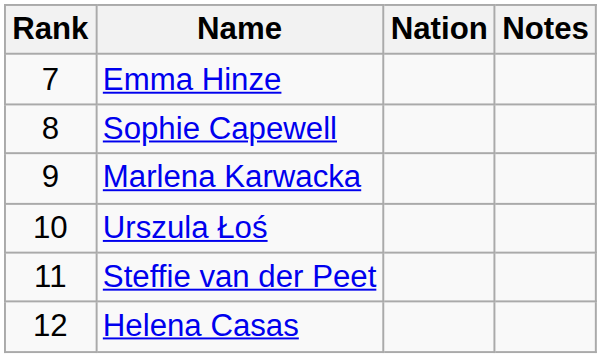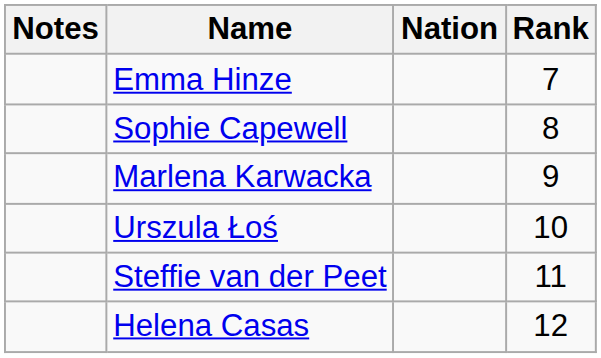columns swapped: (50, 29) <-> (546, 29)
